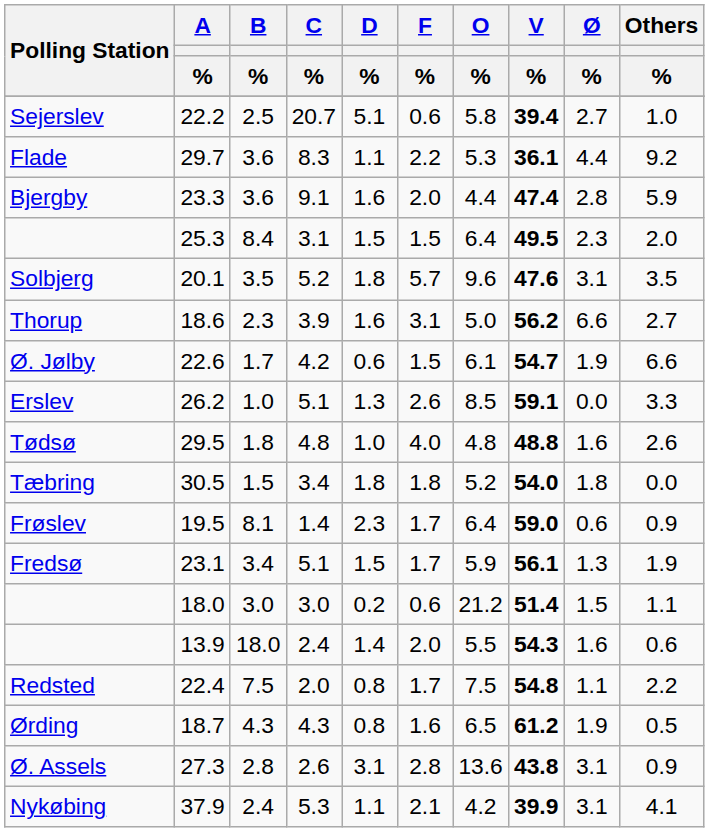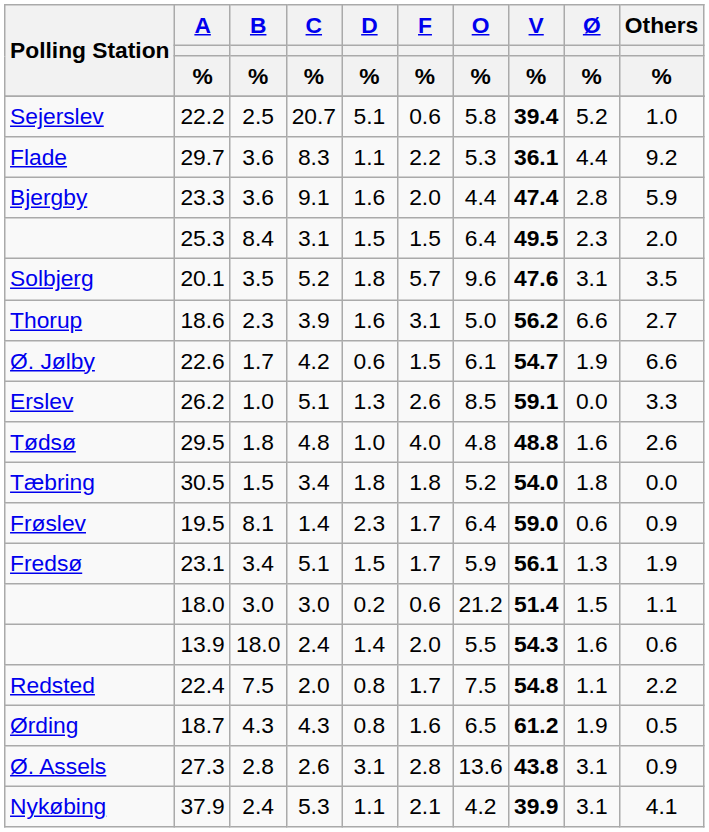(592, 116) 2.7 -> (592, 116) 5.2
